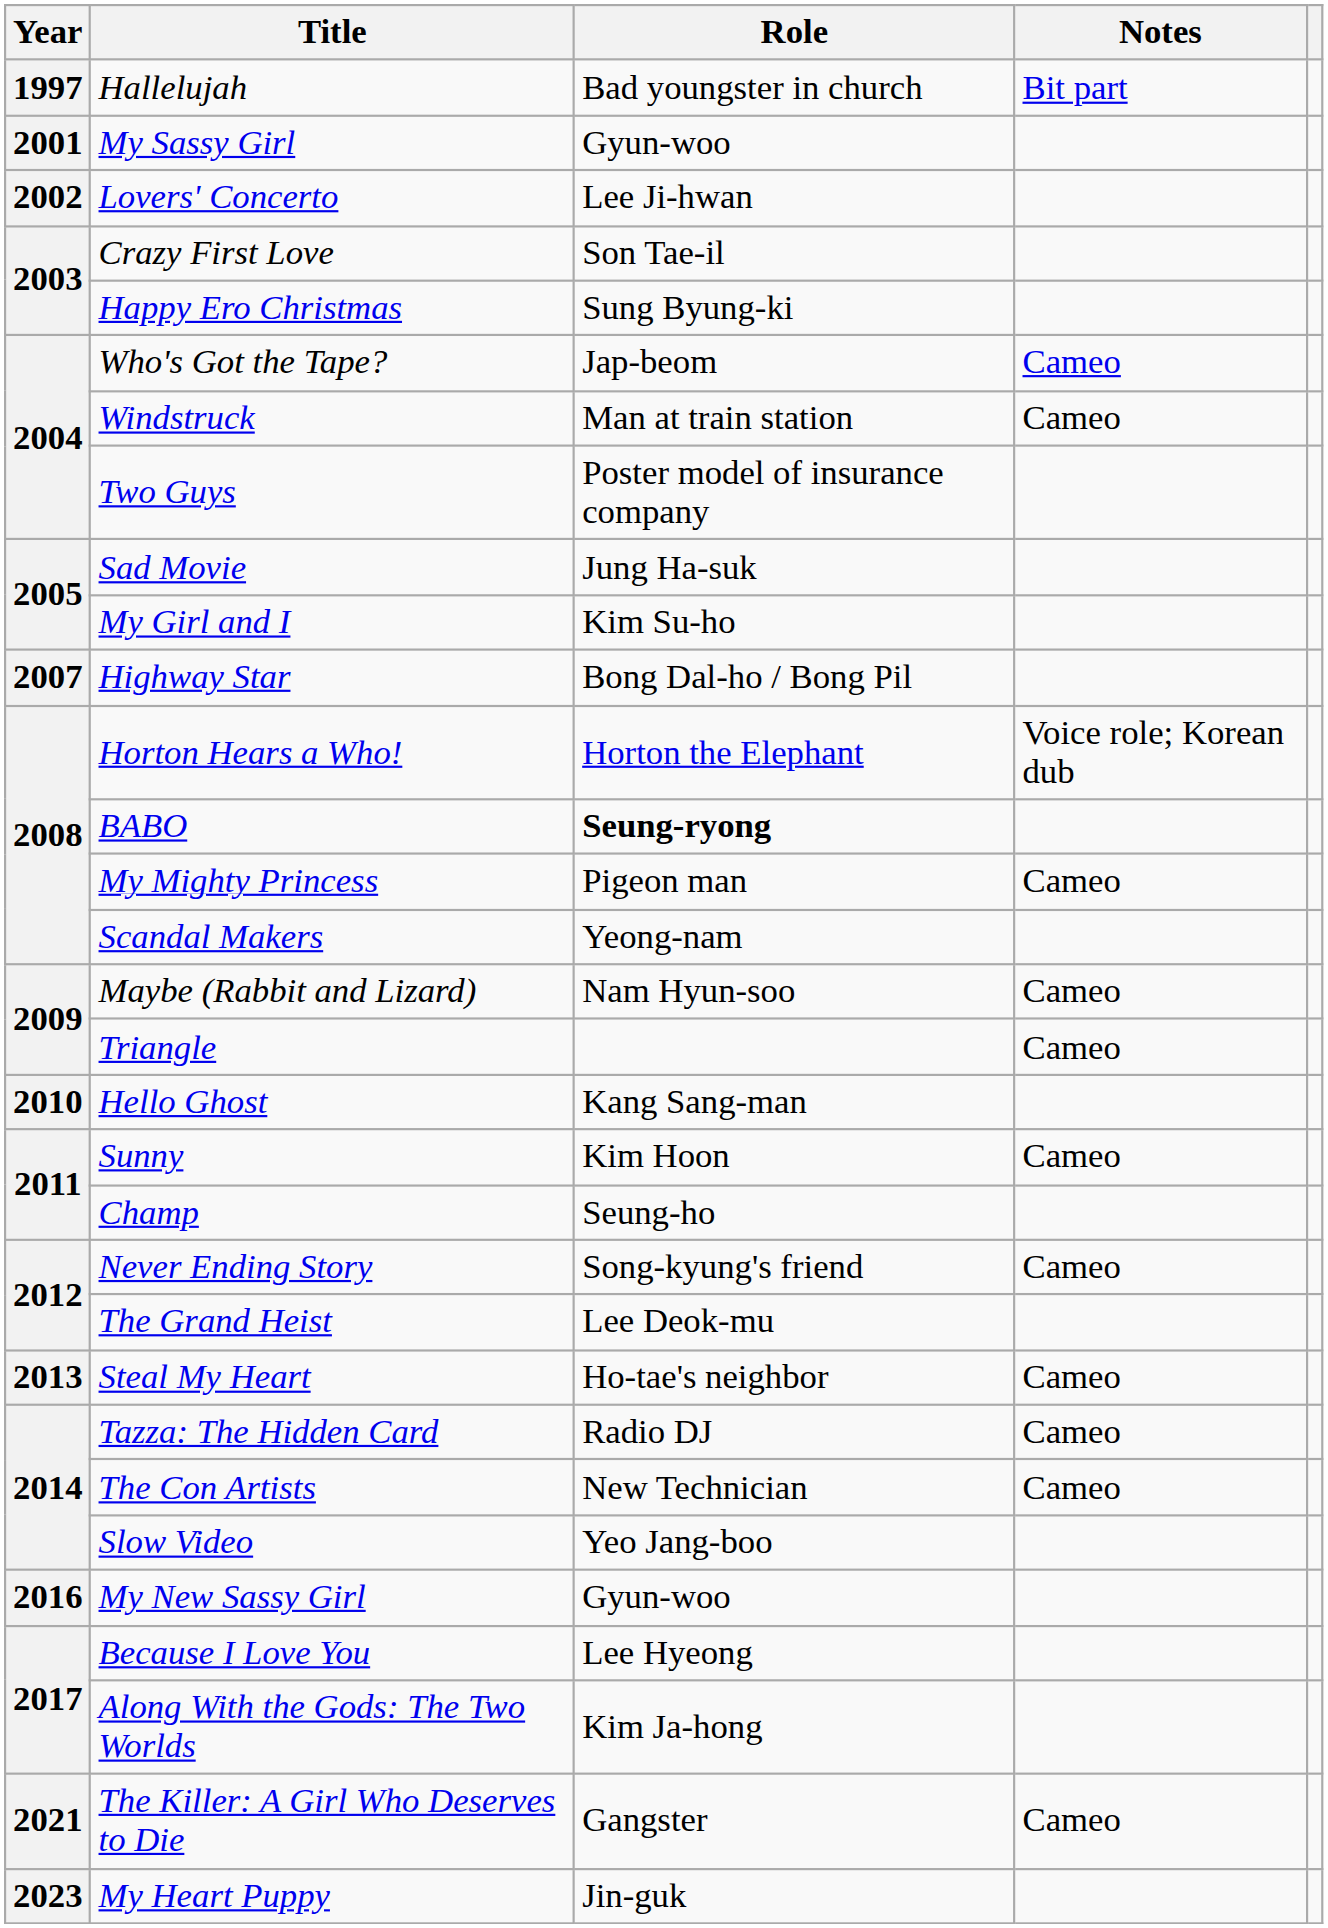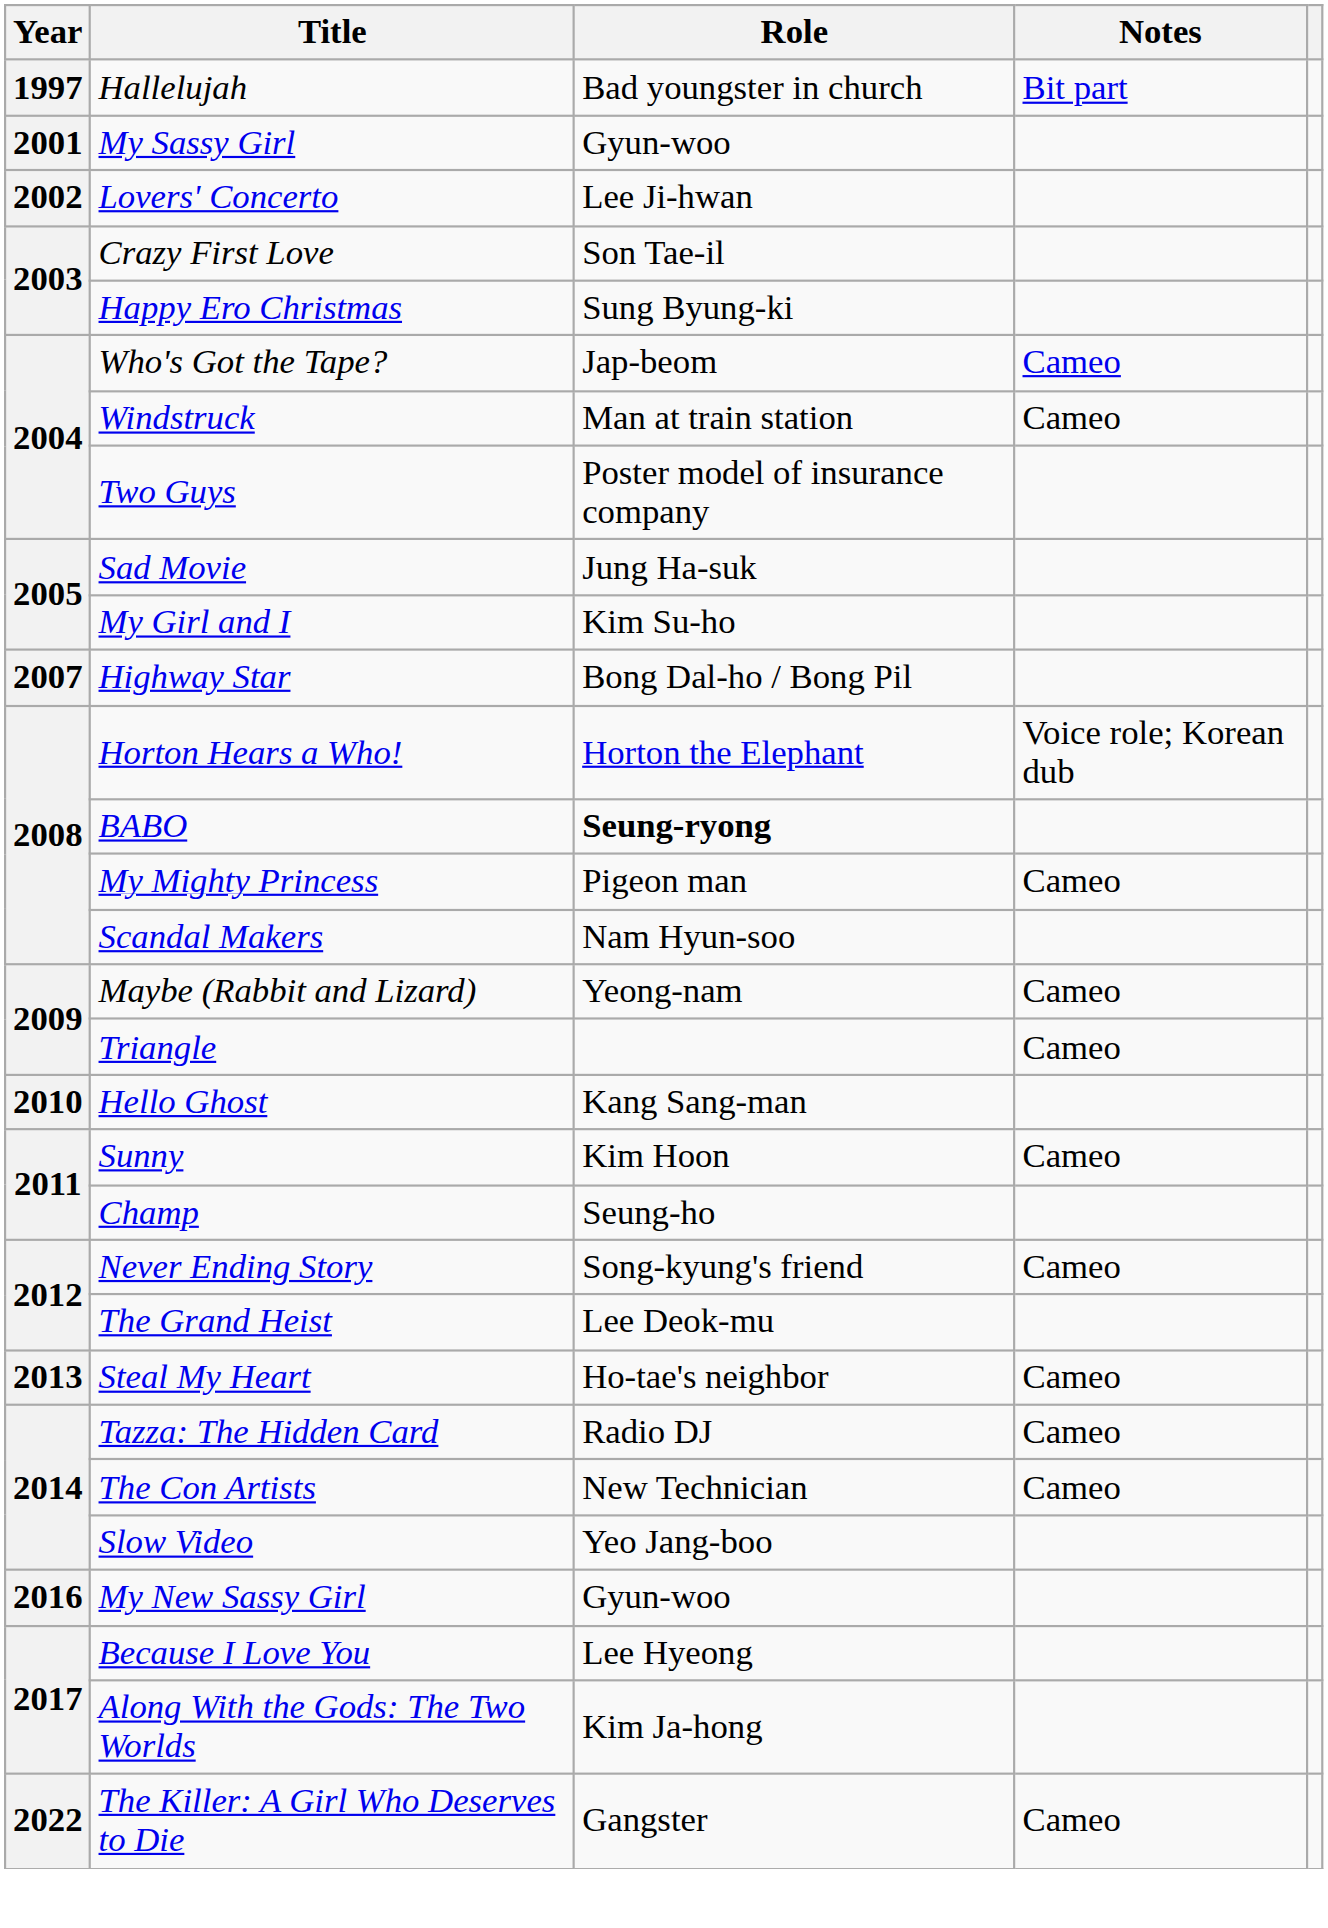(662, 936) Yeong-nam -> (689, 936) Nam Hyun-soo
(689, 991) Nam Hyun-soo -> (662, 991) Yeong-nam
(48, 1820) 2021 -> (48, 1820) 2022
- row: (214, 1895)
